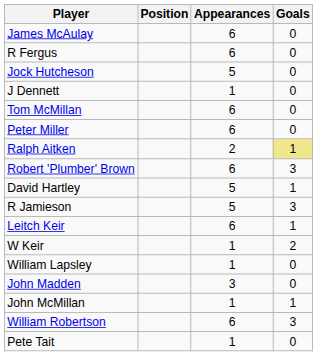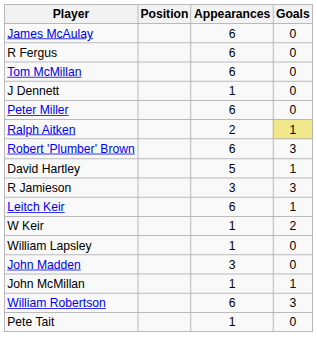- row: (50, 72)
rows swapped: (33, 91) <-> (44, 110)
(232, 207) 5 -> (232, 187) 3
